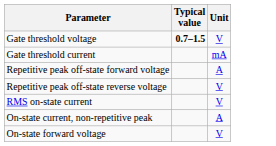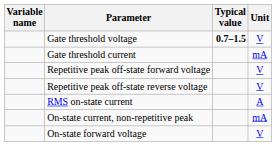+ column: (25, 17)
(219, 70) A -> (260, 70) V
(219, 102) V -> (260, 102) A
(219, 117) A -> (260, 117) mA
